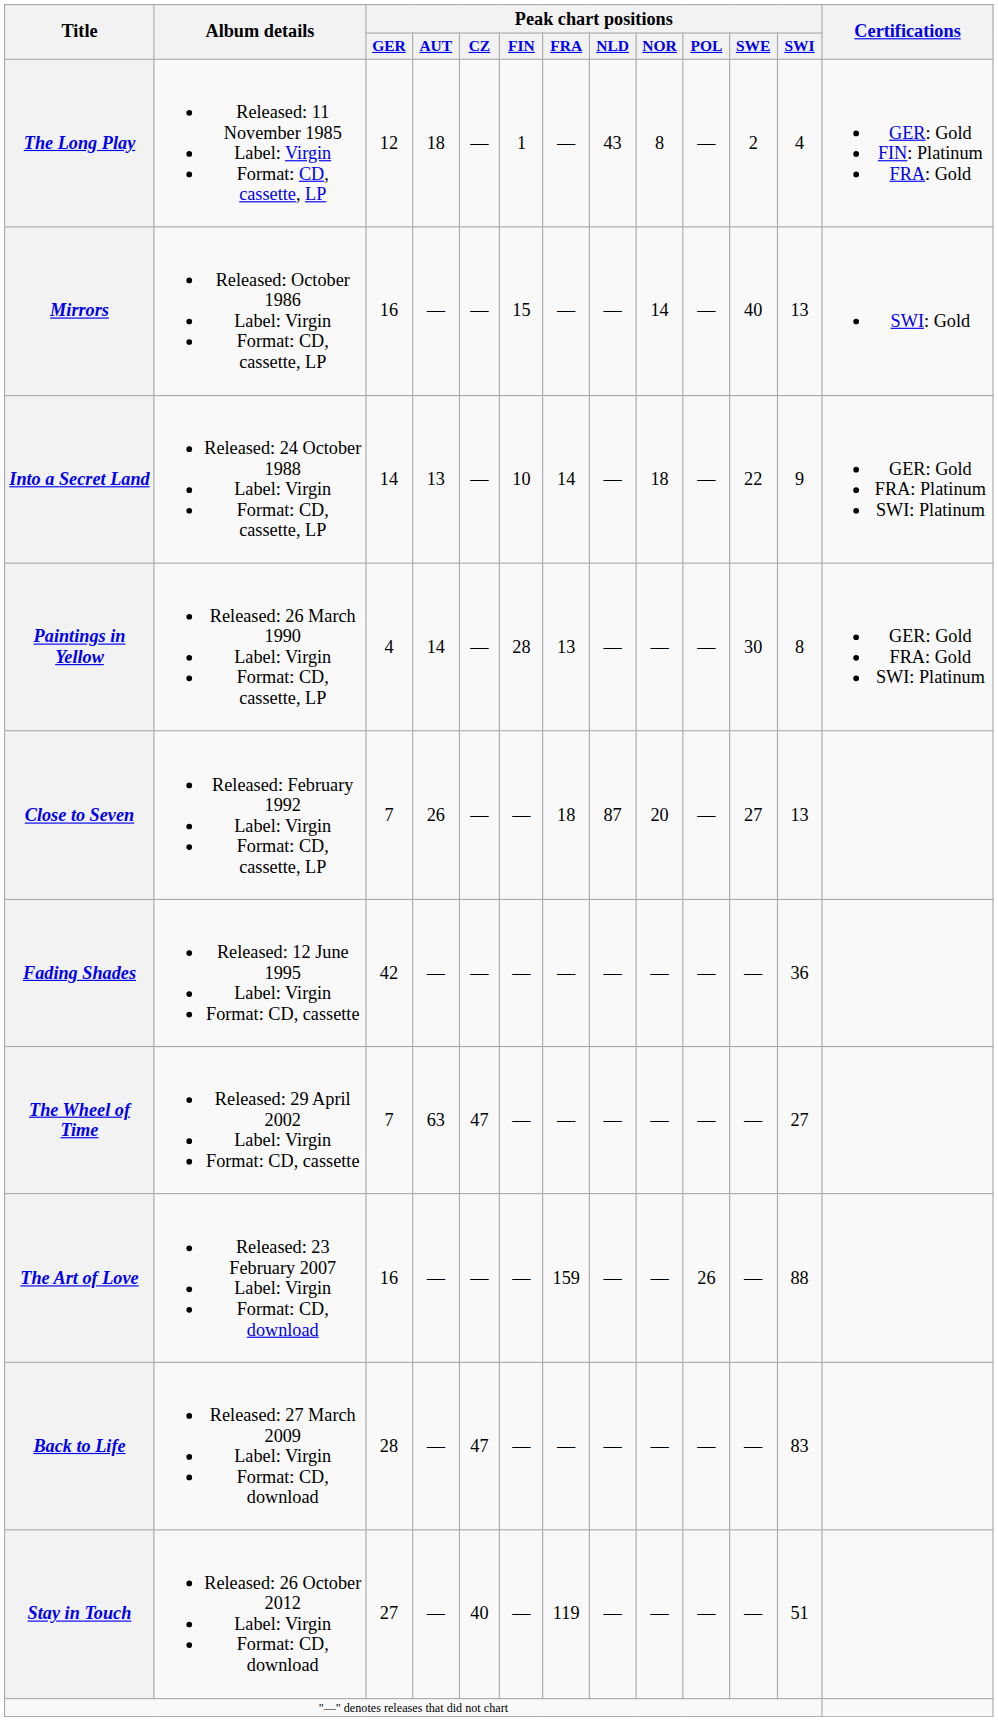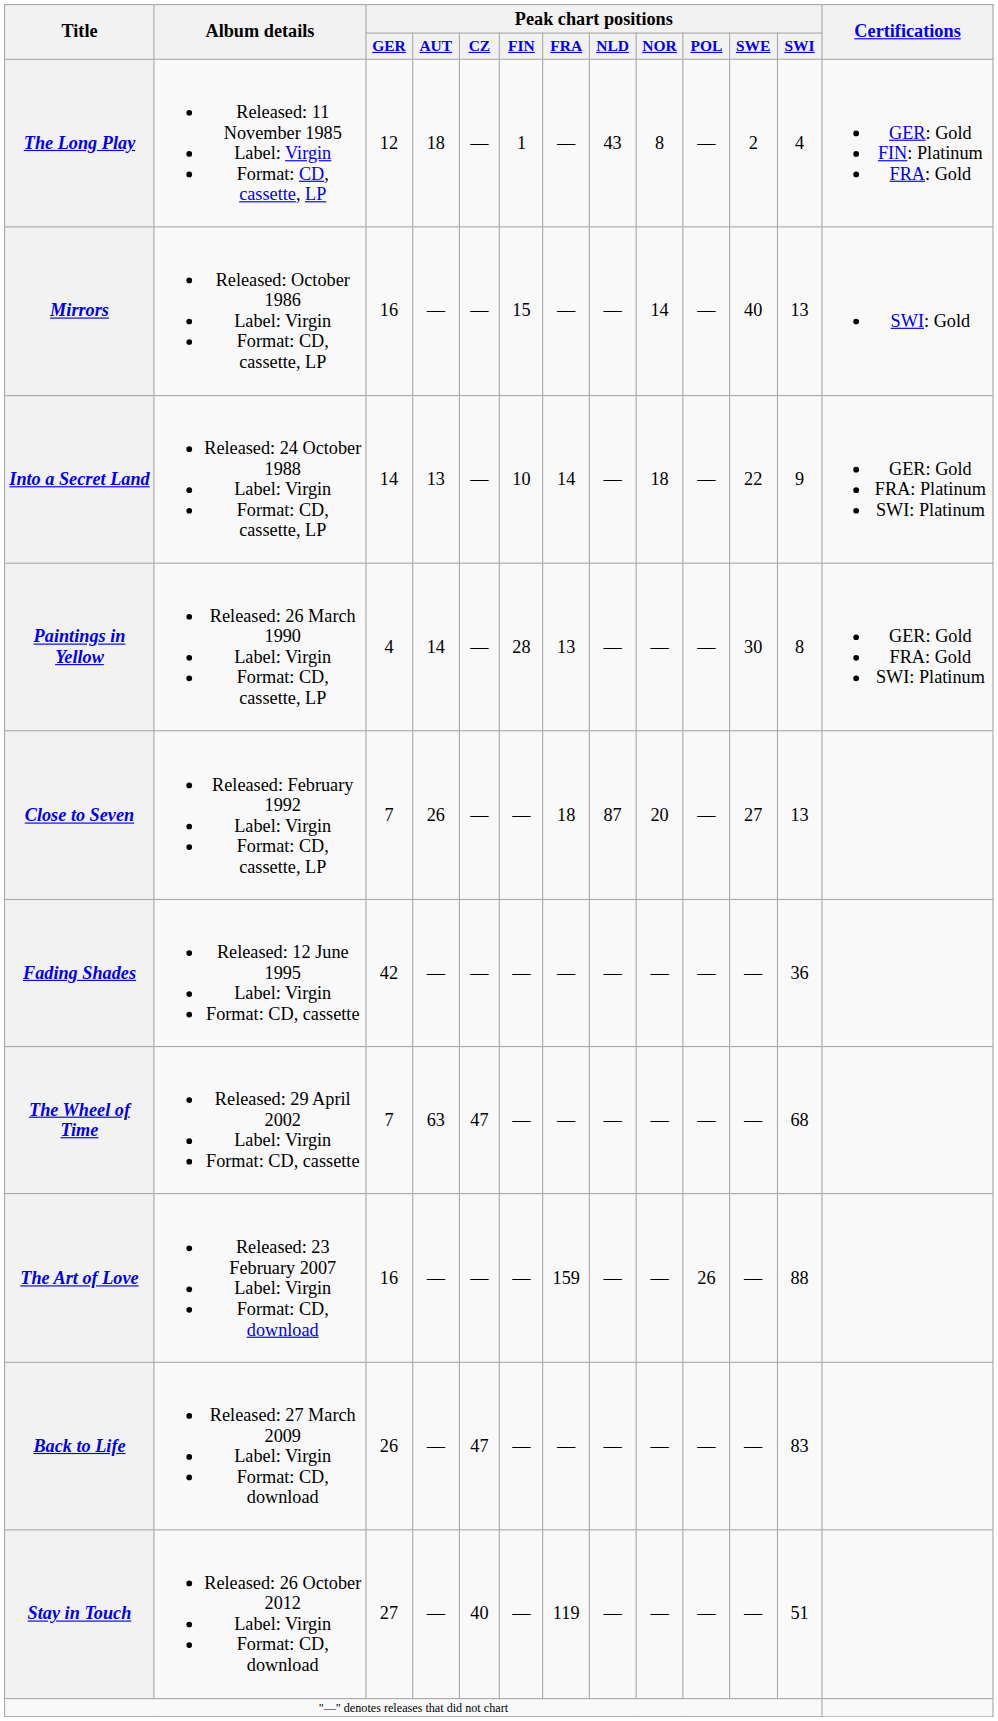(800, 1120) 27 -> (800, 1120) 68
(389, 1446) 28 -> (389, 1446) 26
